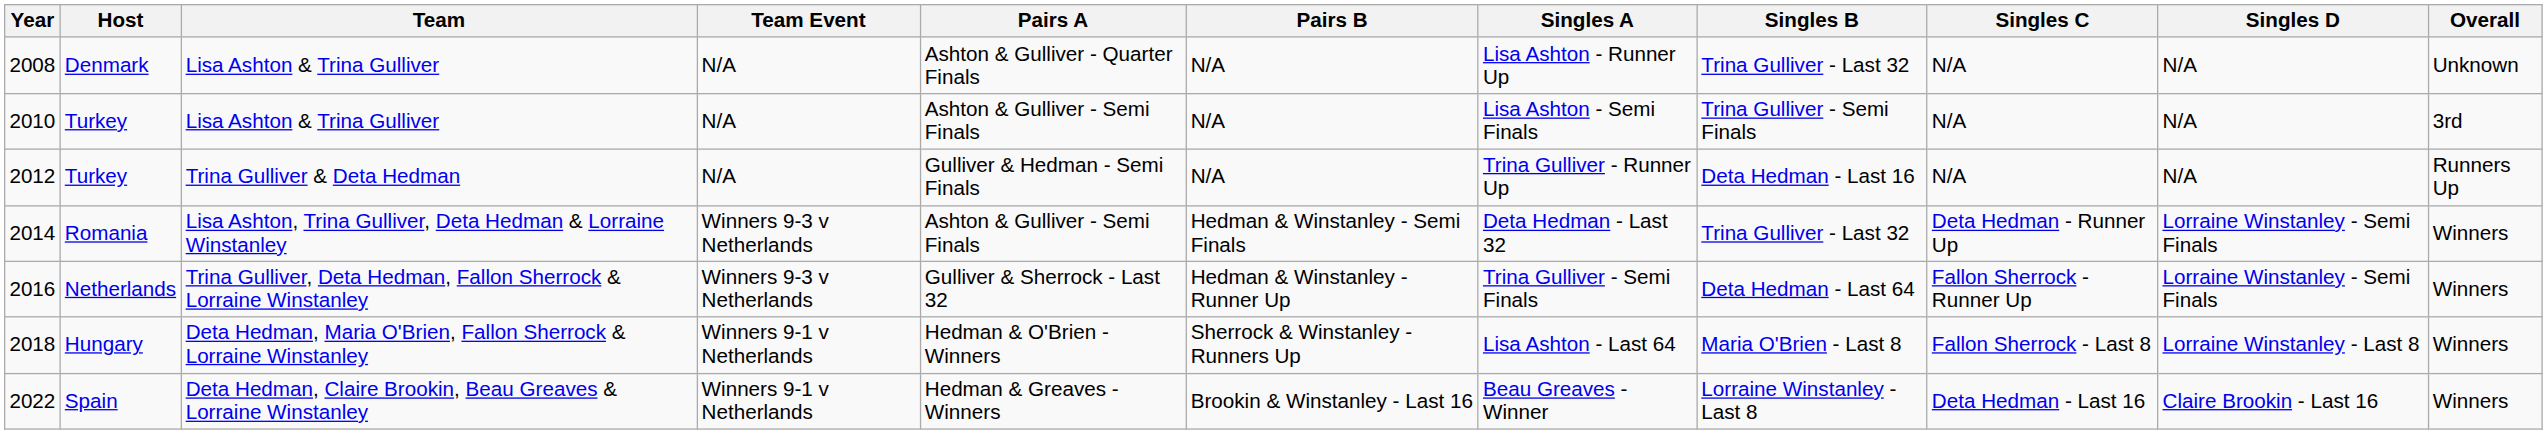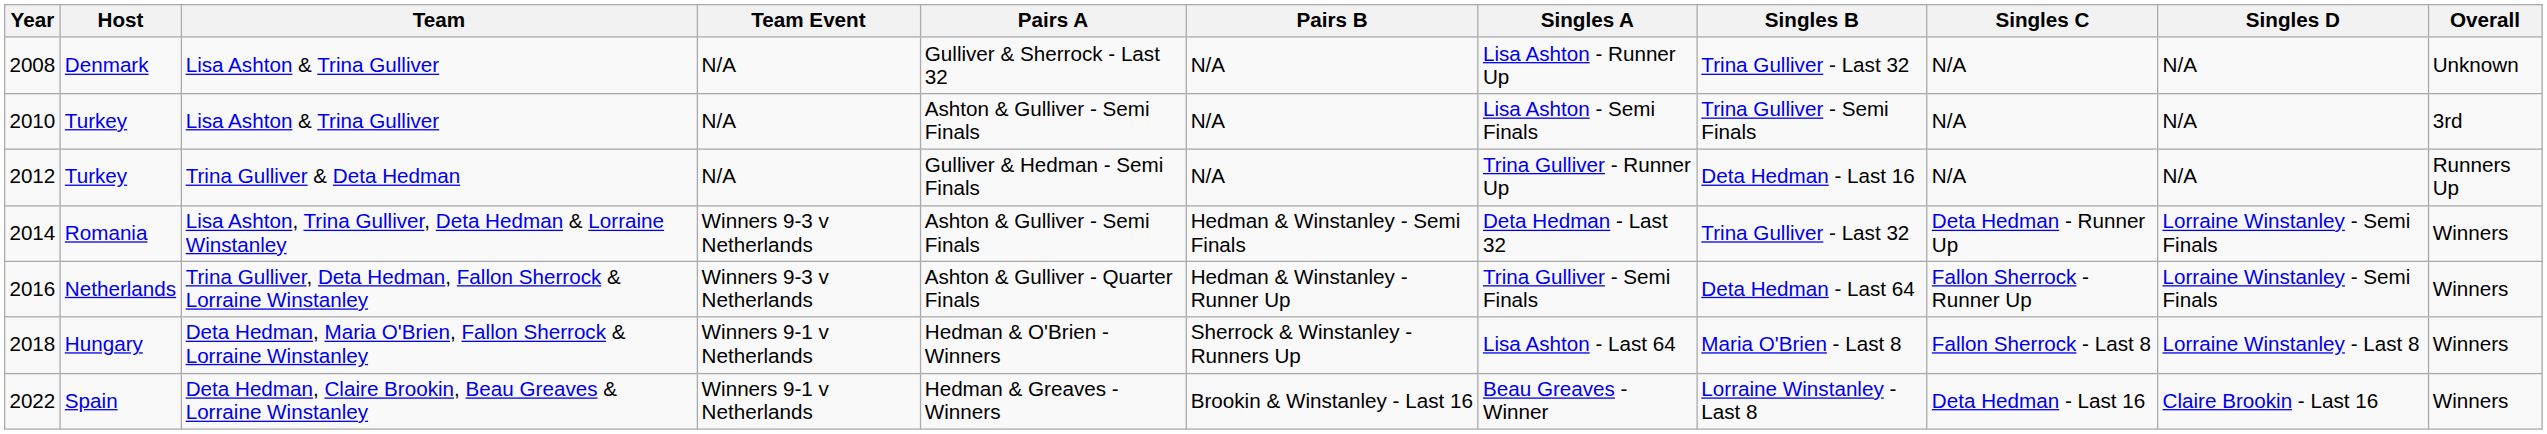(1049, 65) Ashton & Gulliver - Quarter Finals -> (1042, 65) Gulliver & Sherrock - Last 32
(1042, 289) Gulliver & Sherrock - Last 32 -> (1049, 289) Ashton & Gulliver - Quarter Finals
